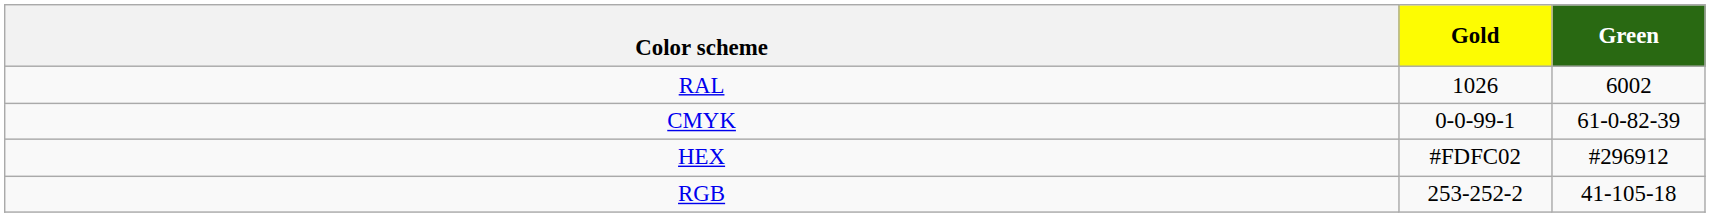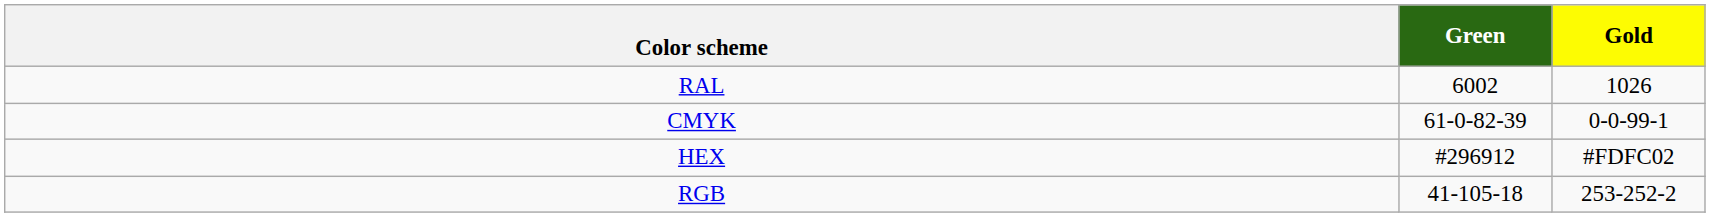columns swapped: (1629, 35) <-> (1475, 35)
